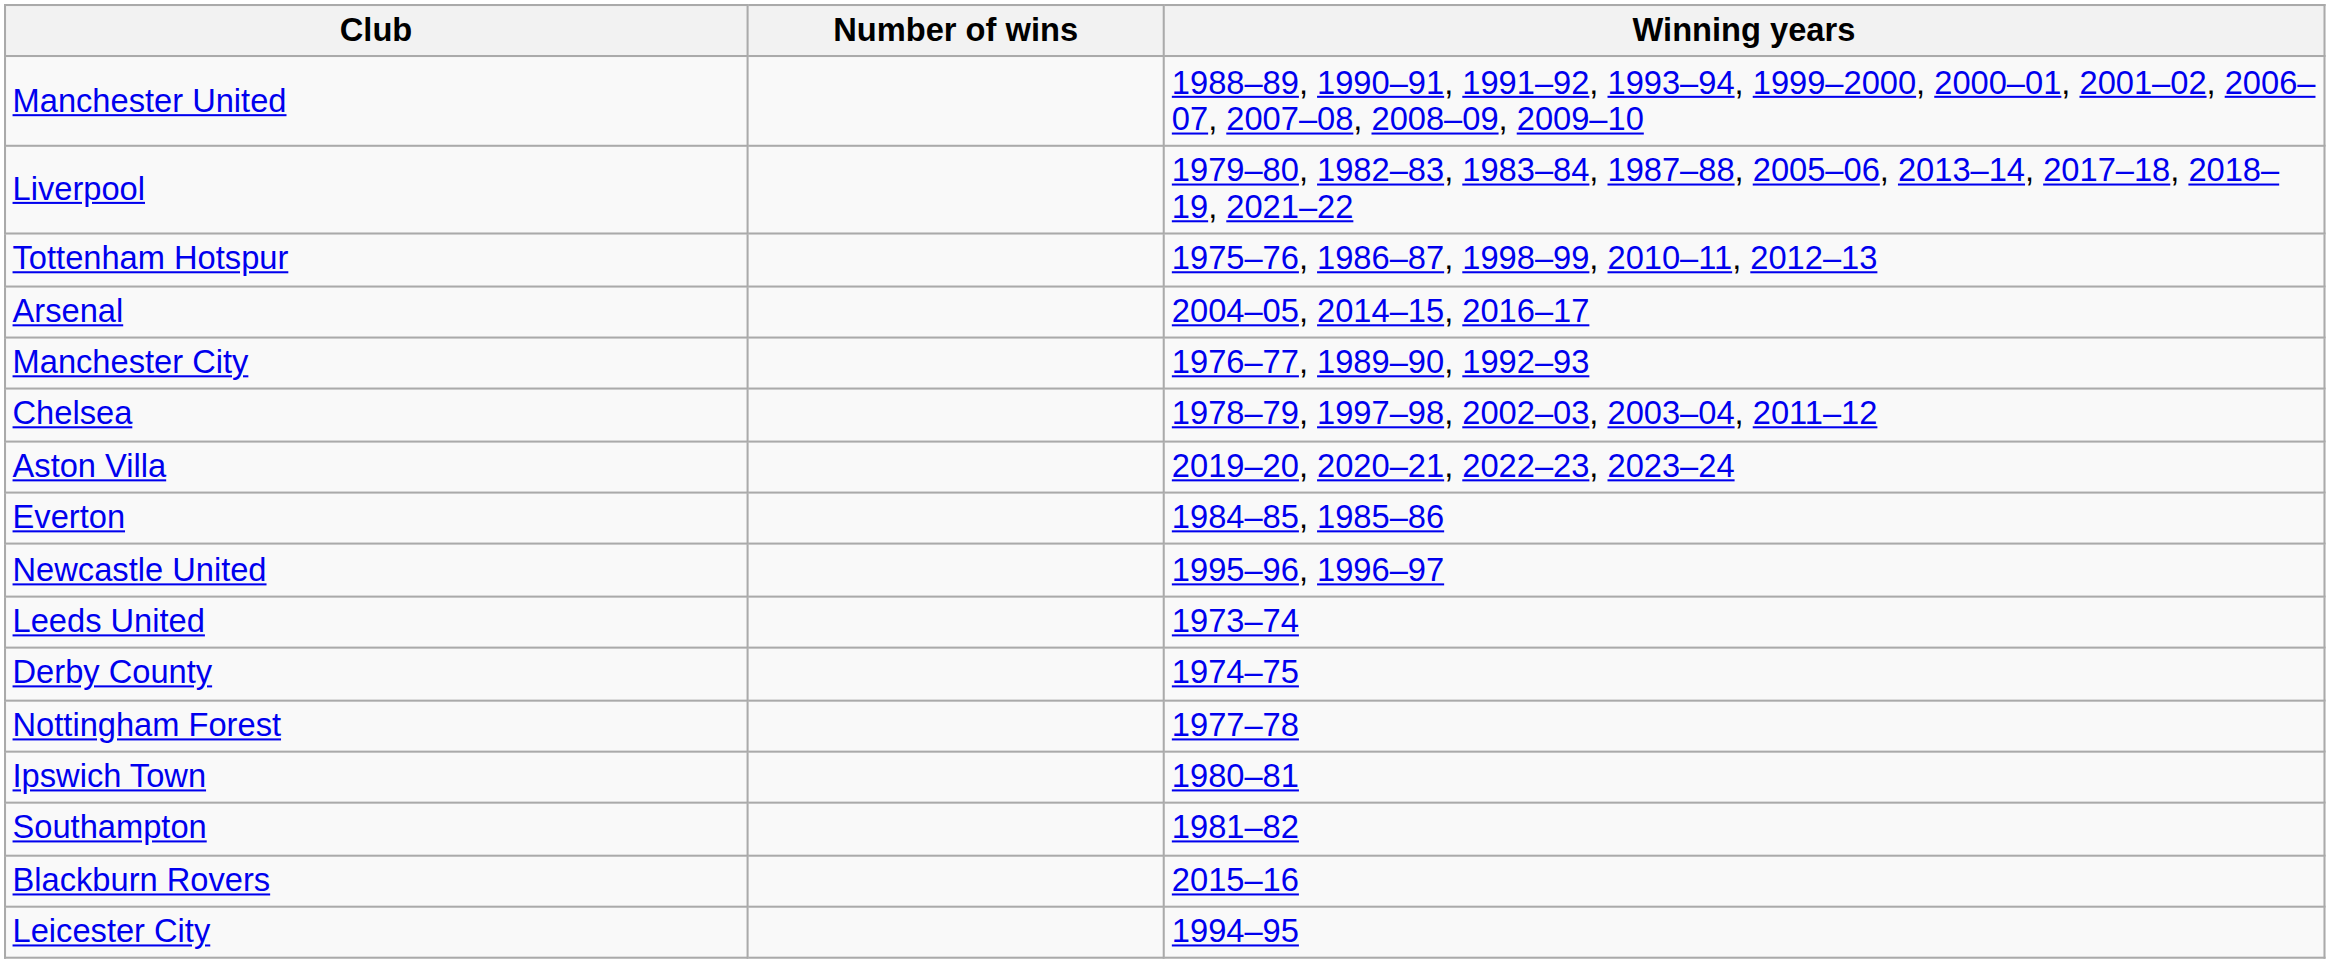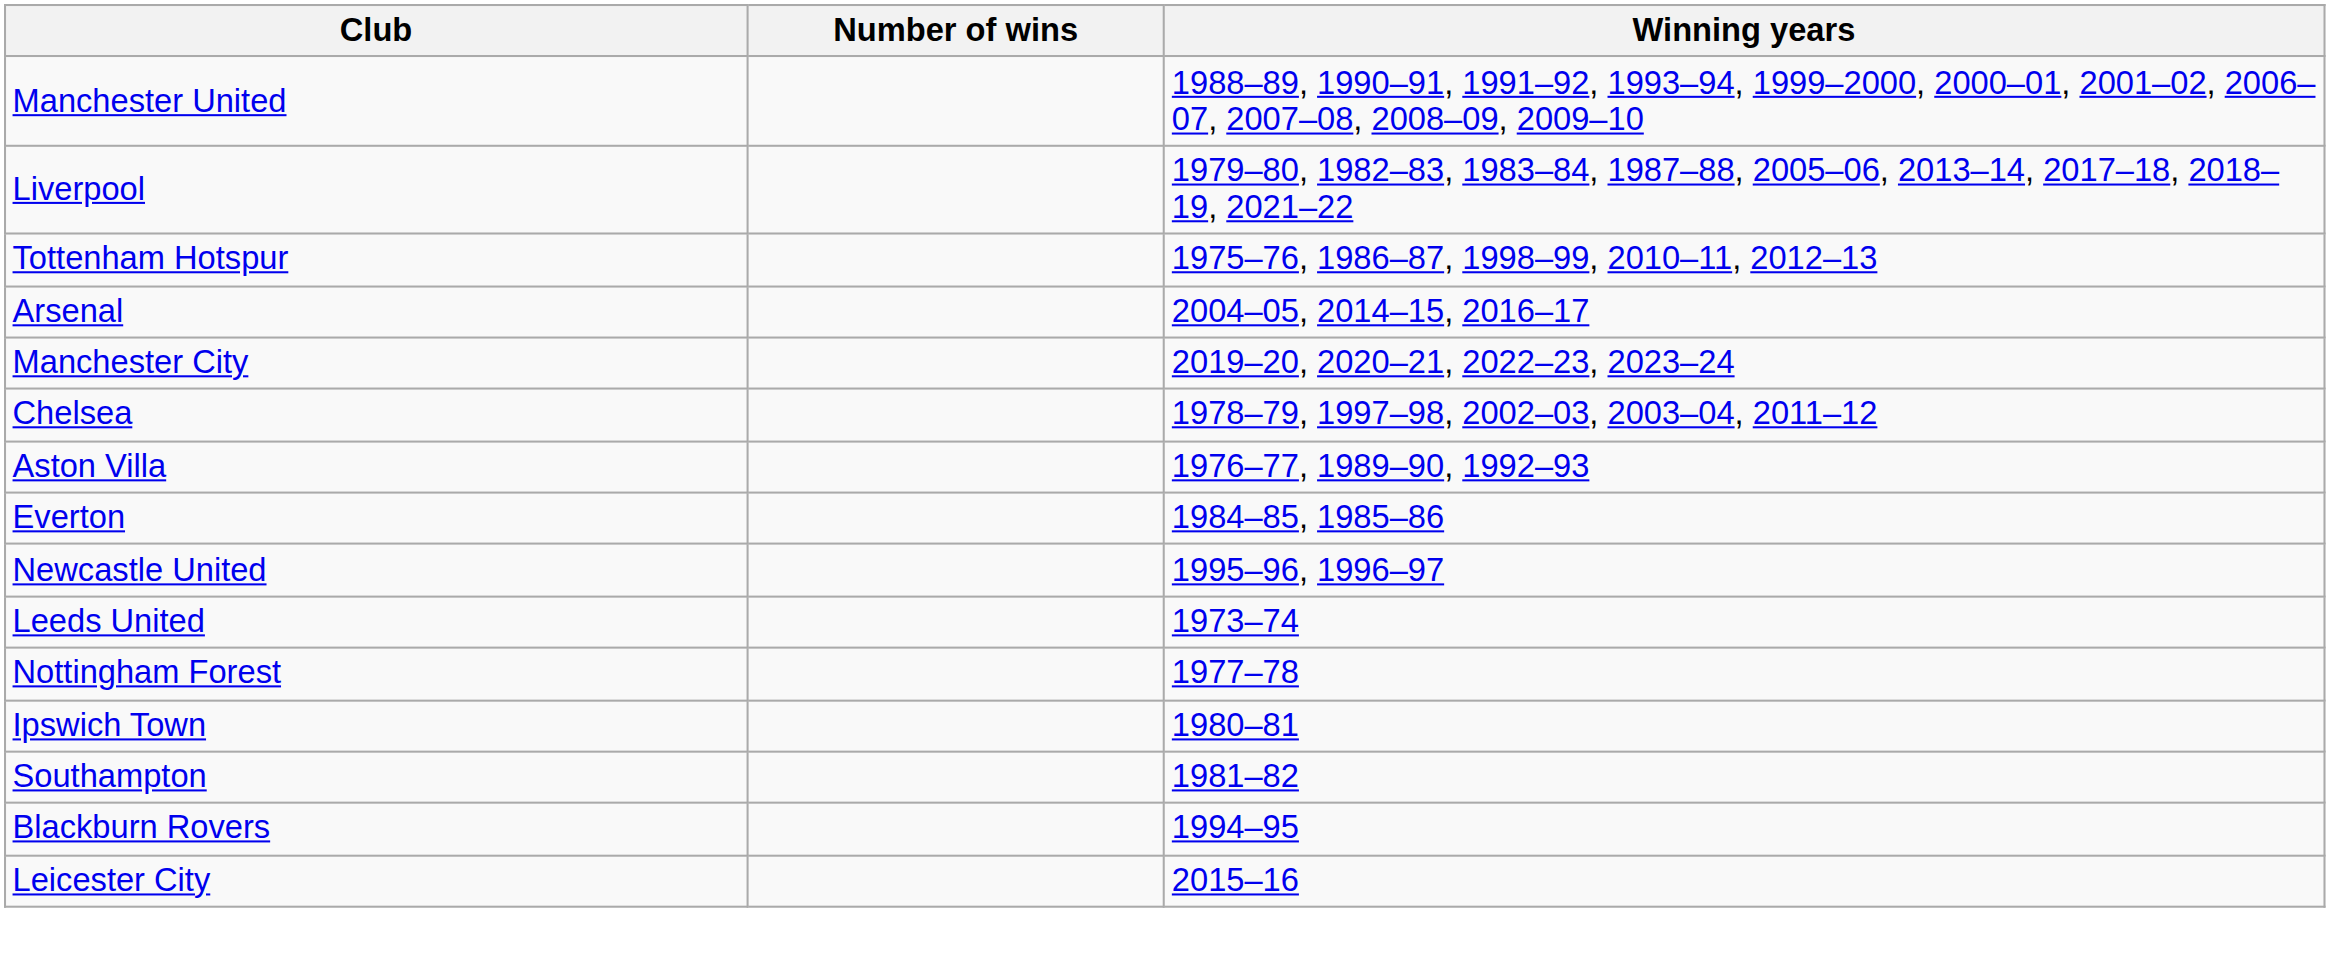(1381, 362) 1976–77, 1989–90, 1992–93 -> (1453, 362) 2019–20, 2020–21, 2022–23, 2023–24
(1453, 466) 2019–20, 2020–21, 2022–23, 2023–24 -> (1381, 466) 1976–77, 1989–90, 1992–93
- row: (112, 673)
(1235, 880) 2015–16 -> (1235, 828) 1994–95
(1235, 932) 1994–95 -> (1235, 880) 2015–16
